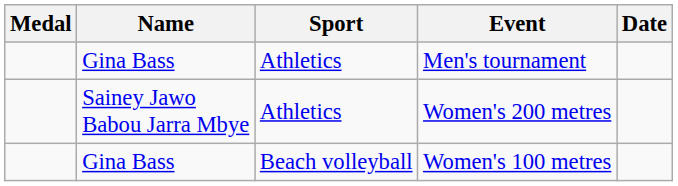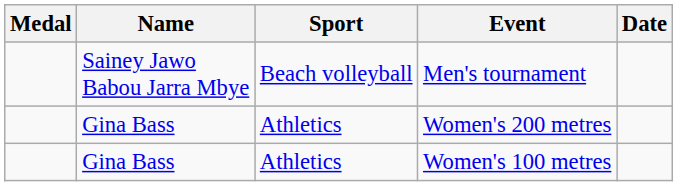(128, 60) Gina Bass -> (166, 74) Sainey Jawo Babou Jarra Mbye
(301, 60) Athletics -> (336, 74) Beach volleyball
(166, 111) Sainey Jawo Babou Jarra Mbye -> (128, 124) Gina Bass
(336, 162) Beach volleyball -> (301, 162) Athletics
